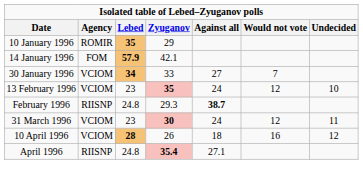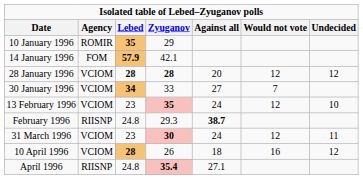+ row: (41, 74)
